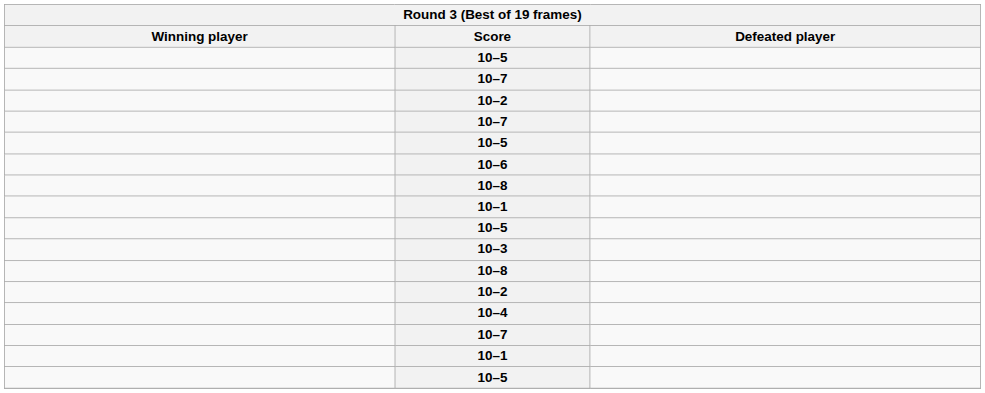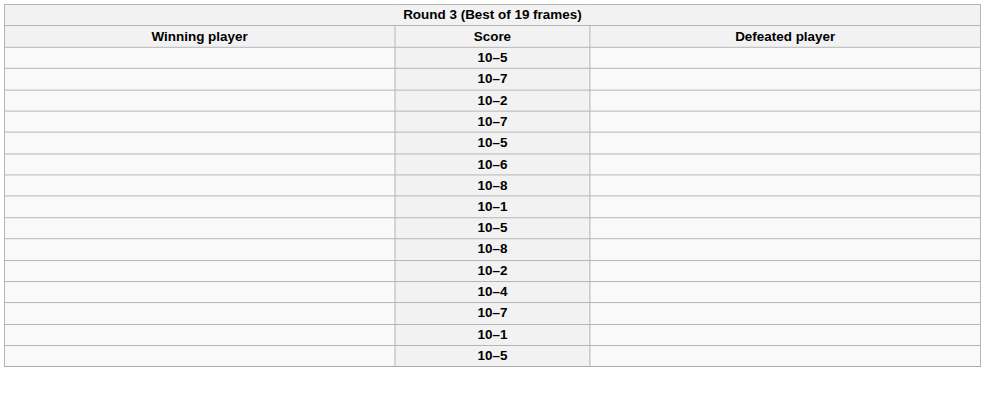- row: (200, 250)
